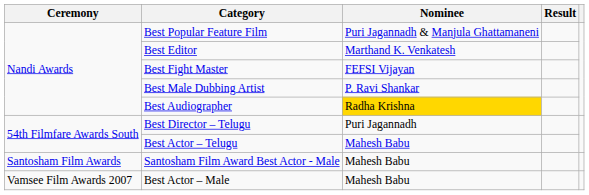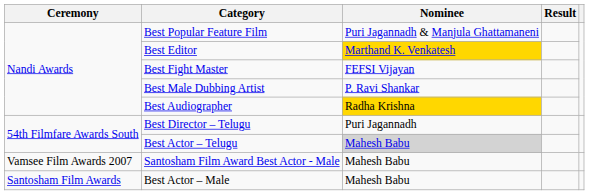(400, 50) no background -> (400, 50) gold background
(377, 143) no background -> (377, 143) lightgrey background
(64, 161) Santosham Film Awards -> (70, 161) Vamsee Film Awards 2007
(70, 180) Vamsee Film Awards 2007 -> (64, 180) Santosham Film Awards
